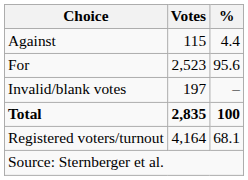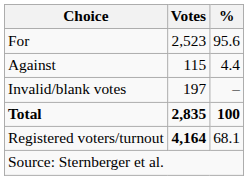rows swapped: (19, 65) <-> (32, 41)
(189, 138) normal -> (189, 138) bold
